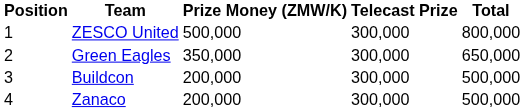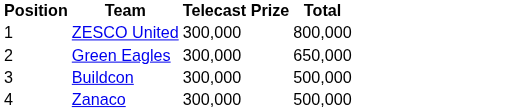- column: (265, 11)
